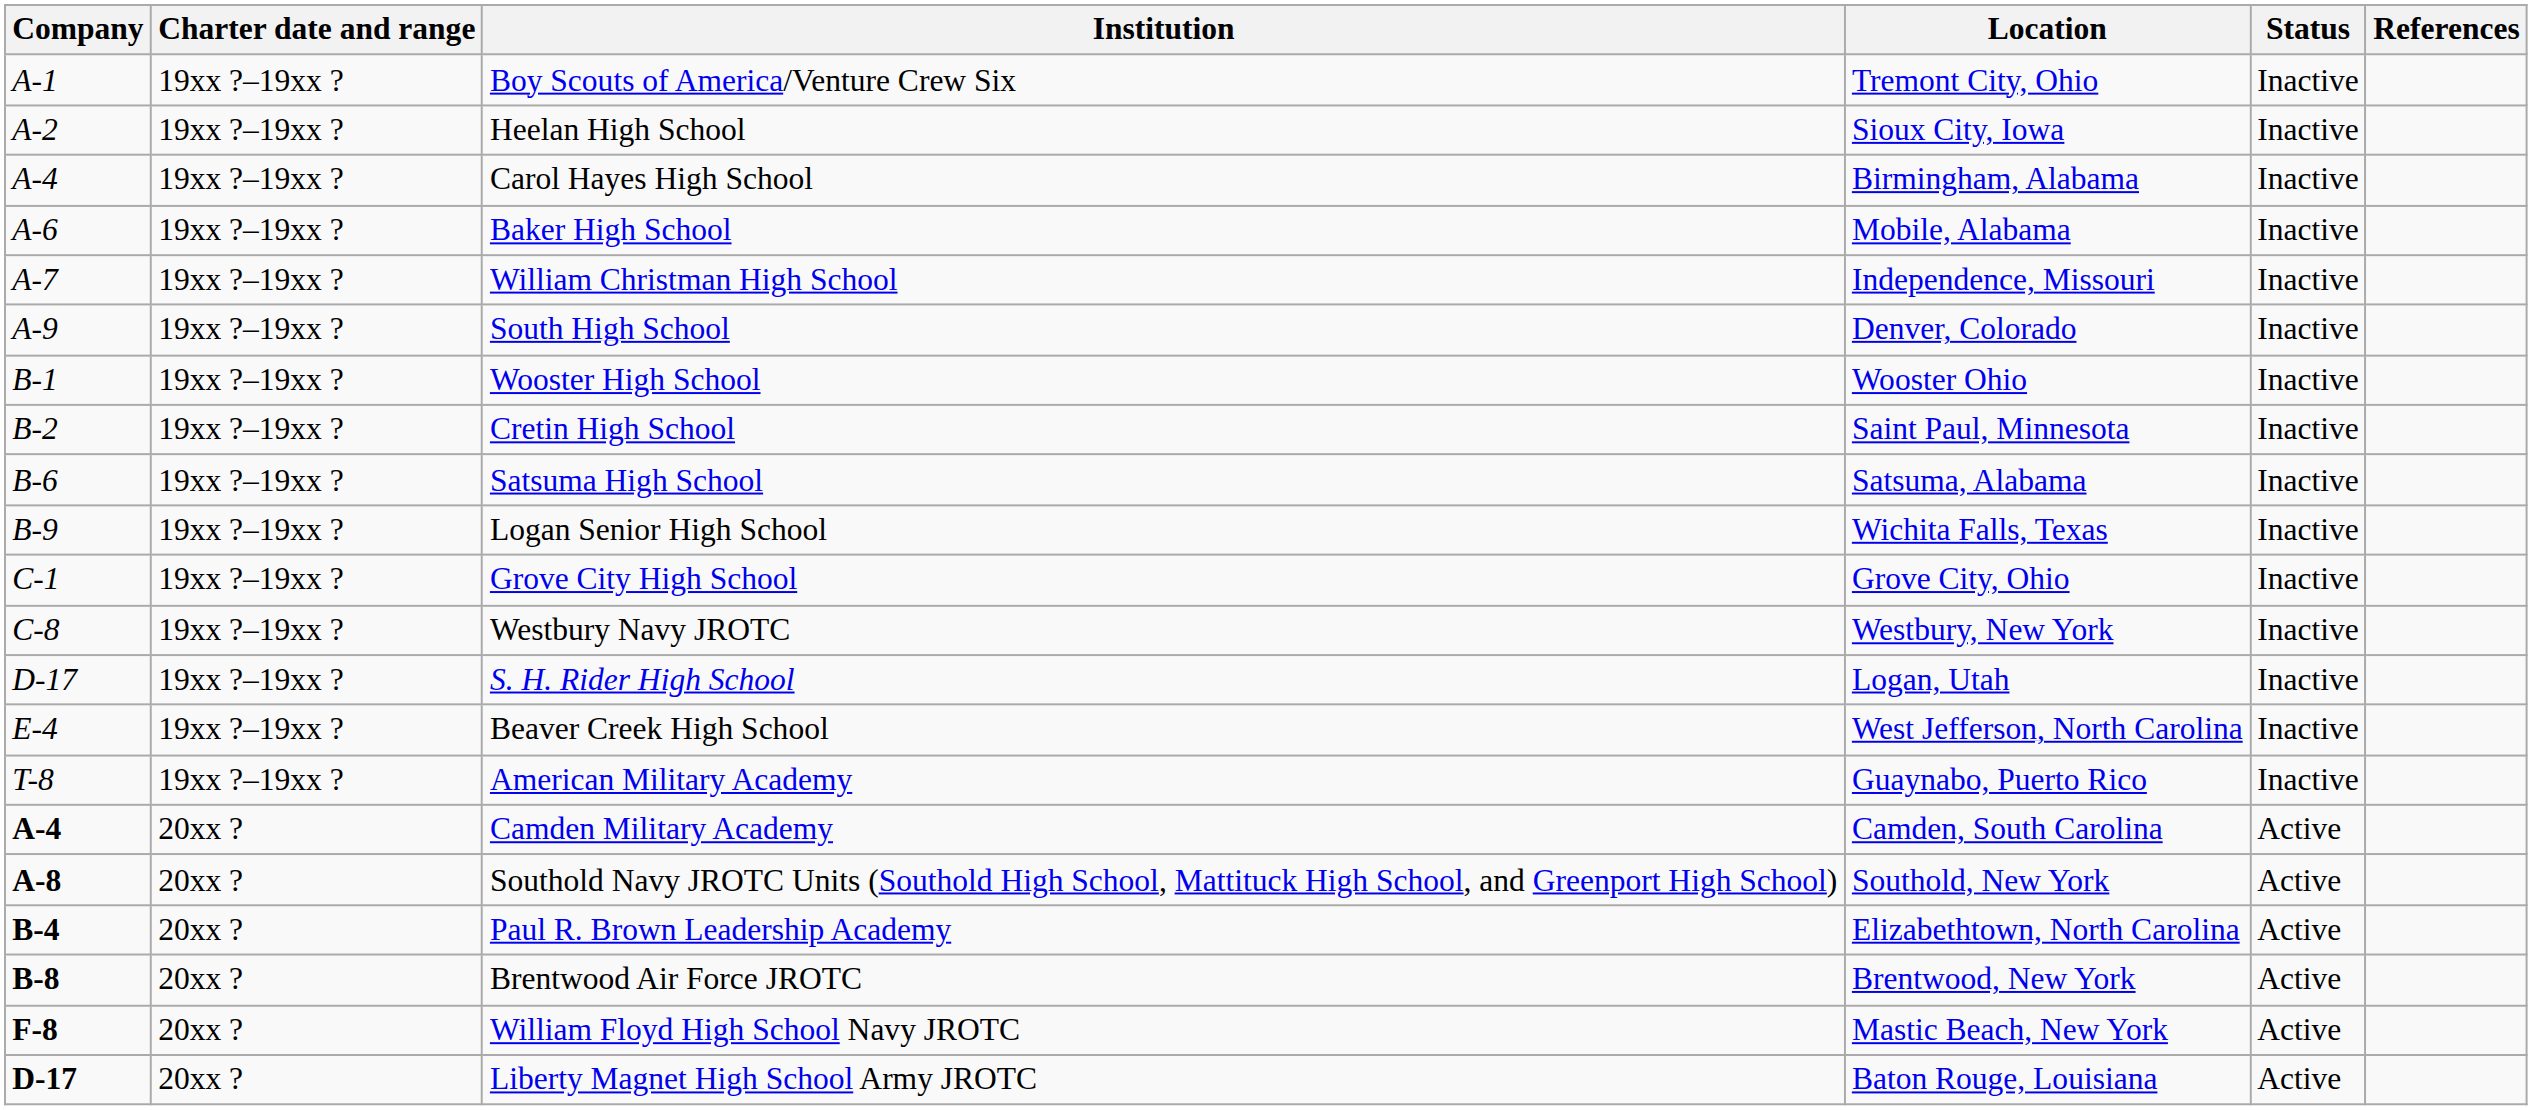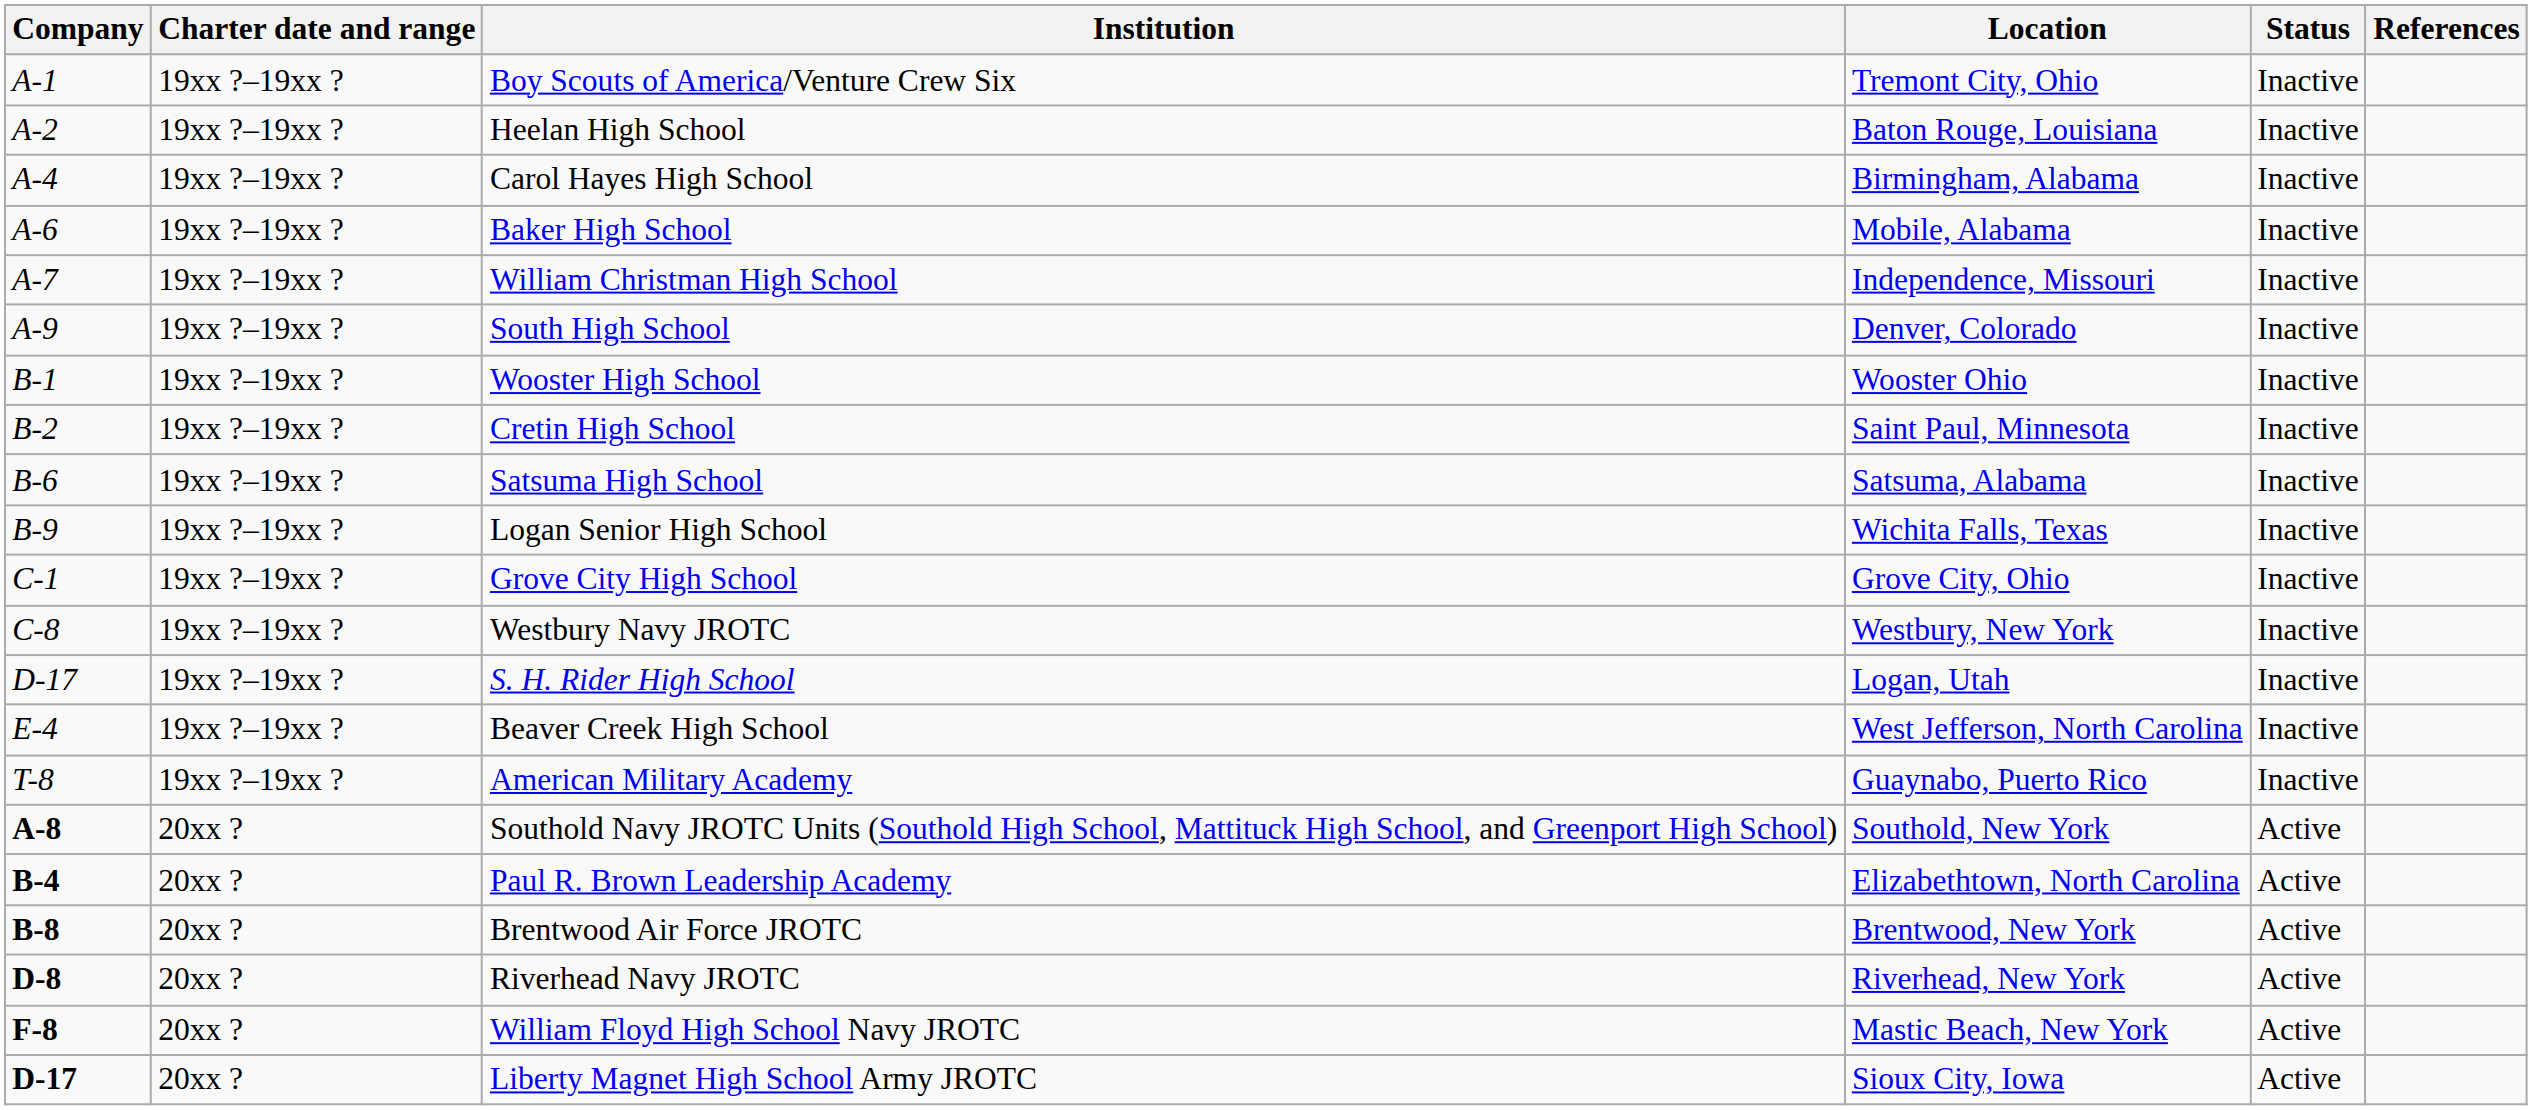(1958, 129) Sioux City, Iowa -> (2005, 129) Baton Rouge, Louisiana
- row: (661, 829)
+ row: (645, 979)
(2005, 1079) Baton Rouge, Louisiana -> (1958, 1079) Sioux City, Iowa
